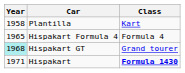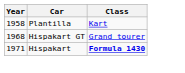- row: (73, 36)
(16, 49) paleturquoise background -> (16, 36) no background
